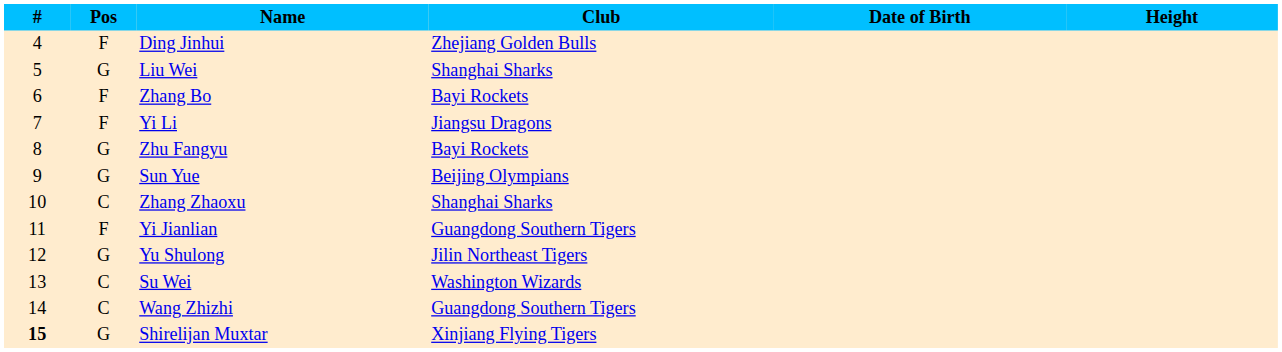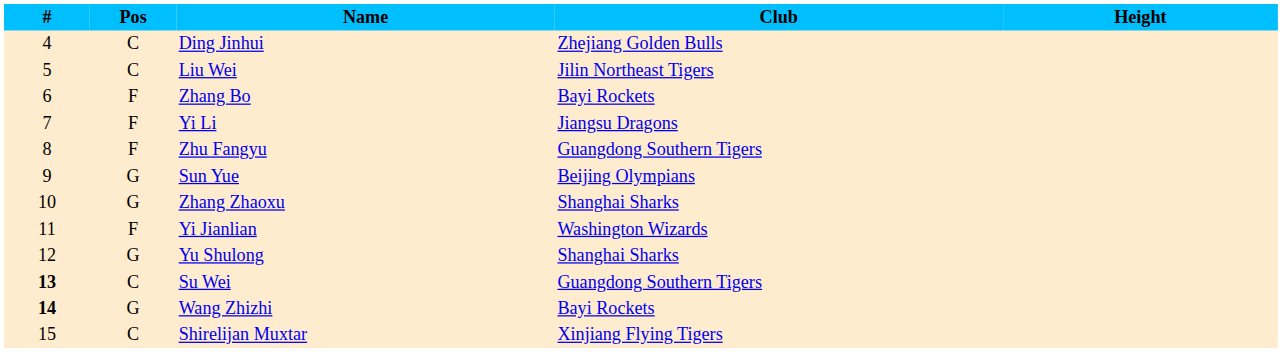- column: (920, 17)
(104, 43) F -> (133, 43) C
(104, 70) G -> (133, 70) C
(492, 70) Shanghai Sharks -> (636, 70) Jilin Northeast Tigers
(104, 149) G -> (133, 149) F
(480, 149) Bayi Rockets -> (660, 149) Guangdong Southern Tigers
(104, 202) C -> (133, 202) G
(533, 228) Guangdong Southern Tigers -> (632, 228) Washington Wizards
(509, 255) Jilin Northeast Tigers -> (618, 255) Shanghai Sharks
(37, 281) normal -> (47, 281) bold
(506, 281) Washington Wizards -> (660, 281) Guangdong Southern Tigers
(37, 308) normal -> (47, 308) bold
(104, 308) C -> (133, 308) G
(533, 308) Guangdong Southern Tigers -> (606, 308) Bayi Rockets
(37, 334) bold -> (47, 334) normal
(104, 334) G -> (133, 334) C
